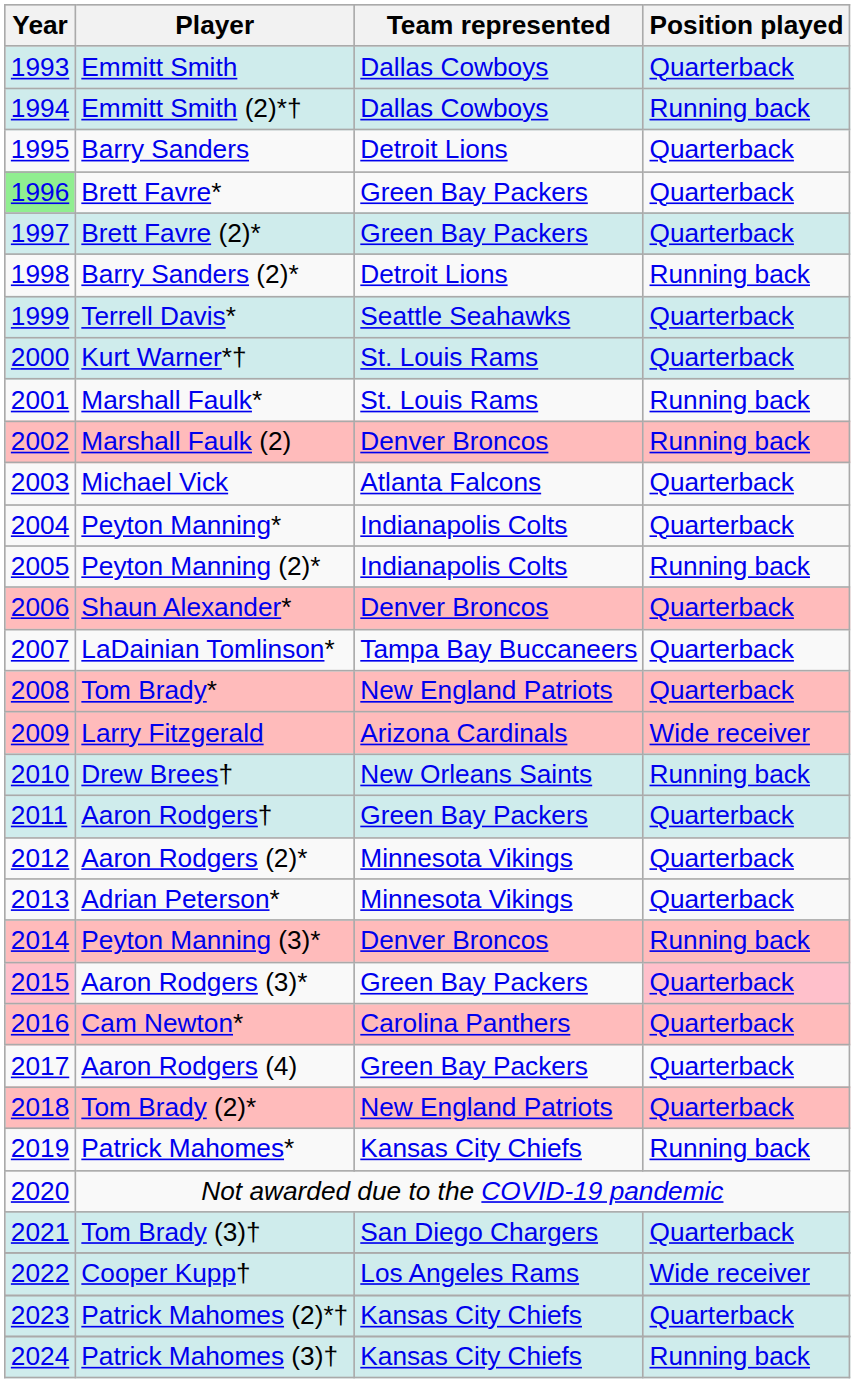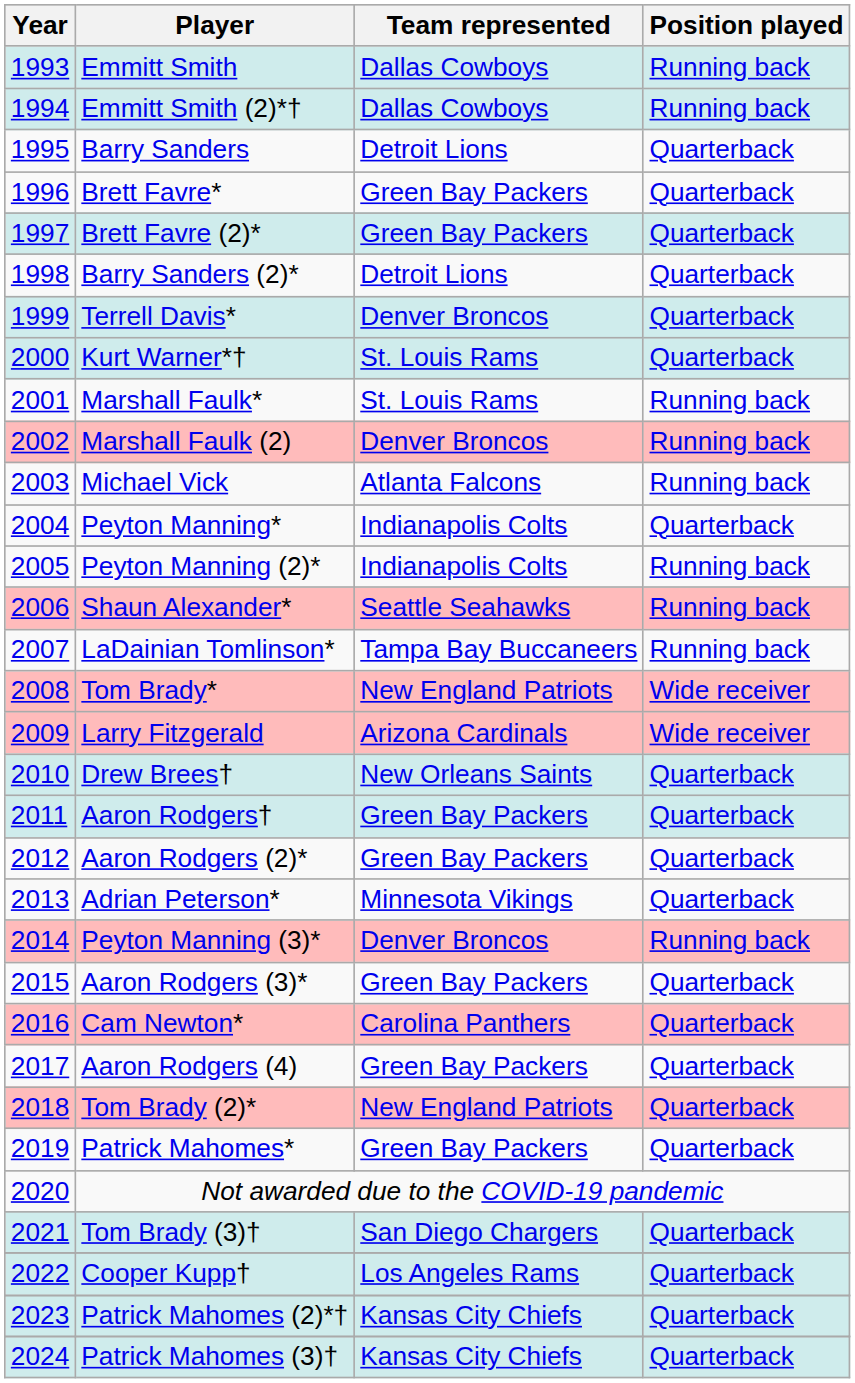(722, 66) Quarterback -> (730, 66) Running back
(40, 191) lightgreen background -> (40, 191) no background
(730, 274) Running back -> (722, 274) Quarterback
(465, 316) Seattle Seahawks -> (454, 316) Denver Broncos
(722, 483) Quarterback -> (730, 483) Running back
(454, 607) Denver Broncos -> (465, 607) Seattle Seahawks
(722, 607) Quarterback -> (730, 607) Running back
(722, 649) Quarterback -> (730, 649) Running back
(722, 691) Quarterback -> (730, 691) Wide receiver
(730, 774) Running back -> (722, 774) Quarterback
(467, 857) Minnesota Vikings -> (474, 857) Green Bay Packers
(40, 982) pink background -> (40, 982) no background
(722, 982) pink background -> (722, 982) no background
(471, 1148) Kansas City Chiefs -> (474, 1148) Green Bay Packers
(730, 1148) Running back -> (722, 1148) Quarterback
(730, 1273) Wide receiver -> (722, 1273) Quarterback
(730, 1356) Running back -> (722, 1356) Quarterback
